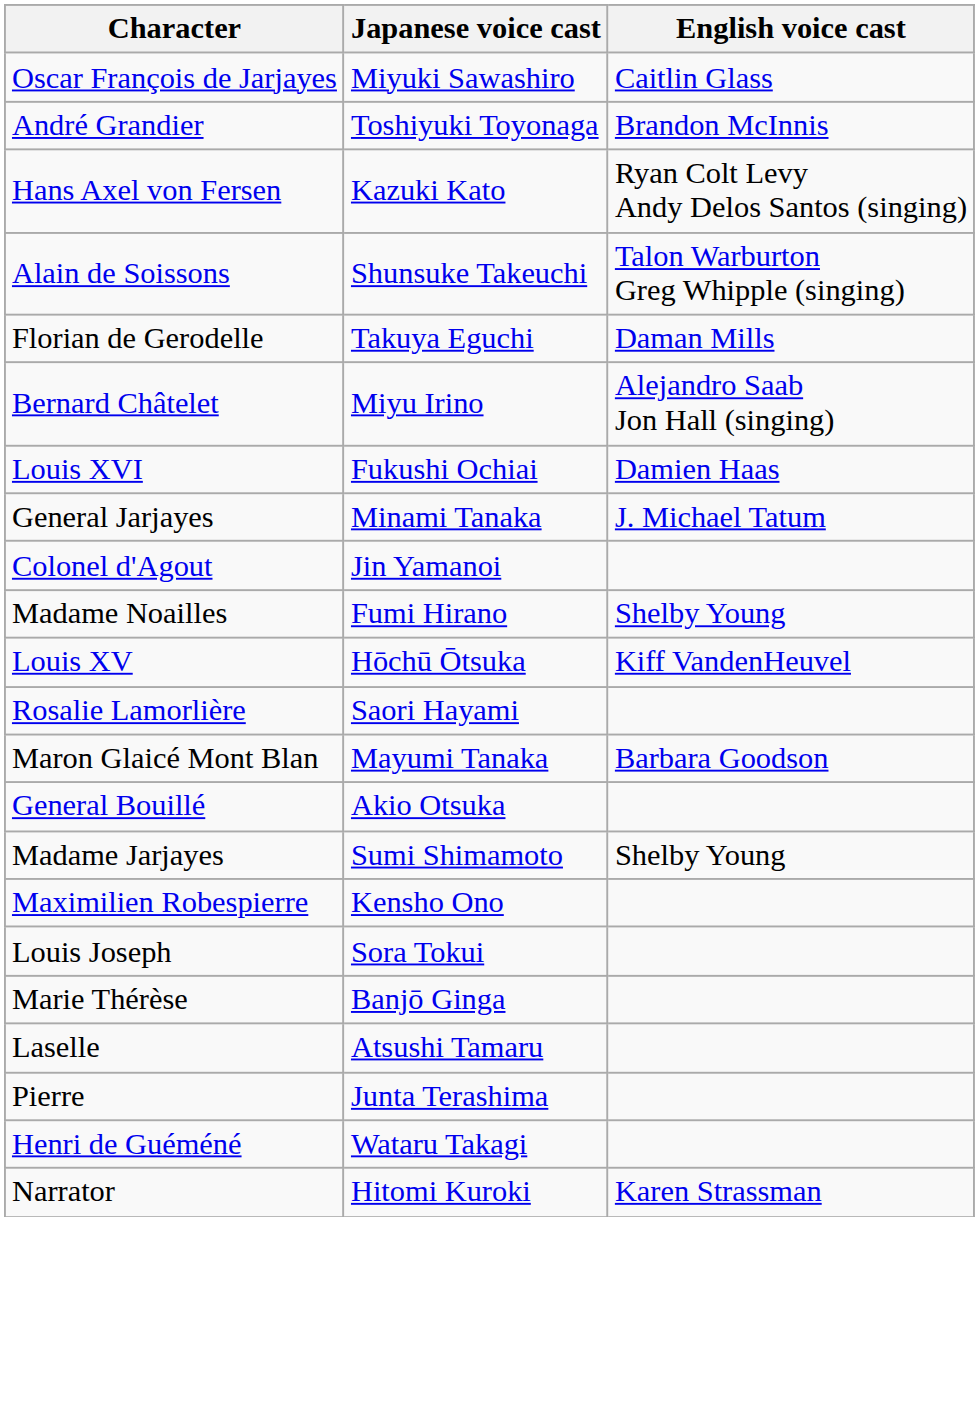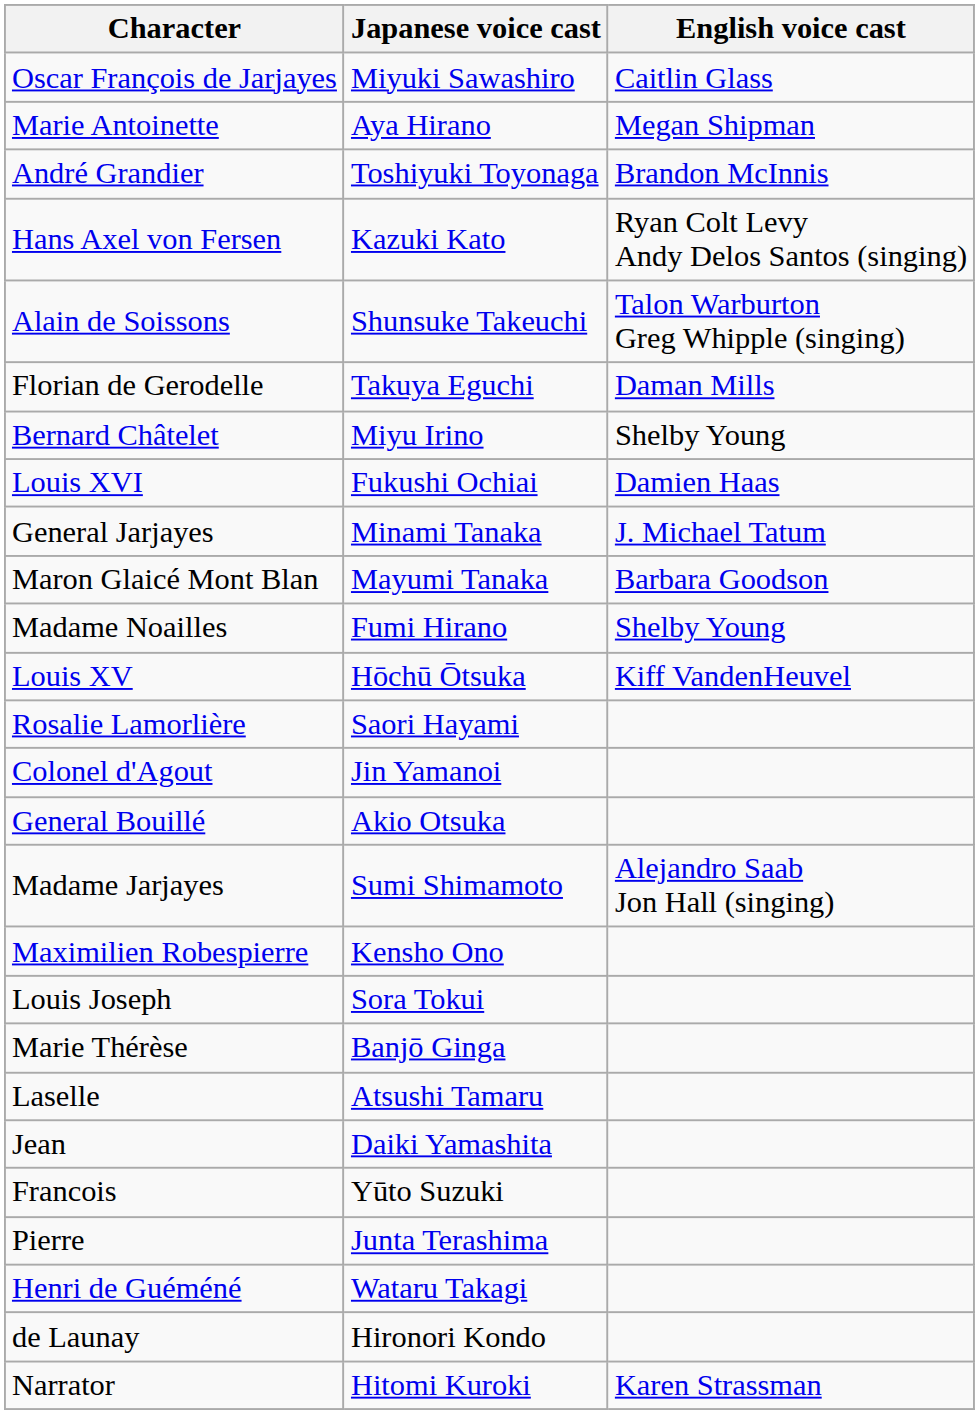+ row: (115, 125)
(725, 403) Alejandro Saab Jon Hall (singing) -> (700, 434) Shelby Young
rows swapped: (165, 757) <-> (112, 565)
(700, 854) Shelby Young -> (725, 885) Alejandro Saab Jon Hall (singing)
+ row: (39, 1143)
+ row: (64, 1191)
+ row: (76, 1336)
